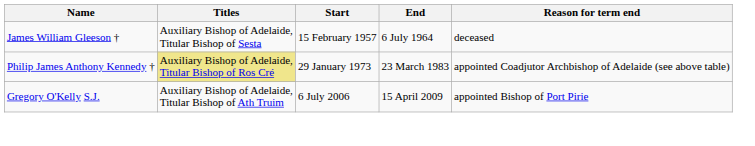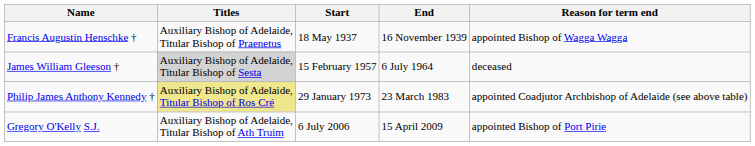+ row: (72, 36)
(226, 36) no background -> (226, 66) lightgrey background
